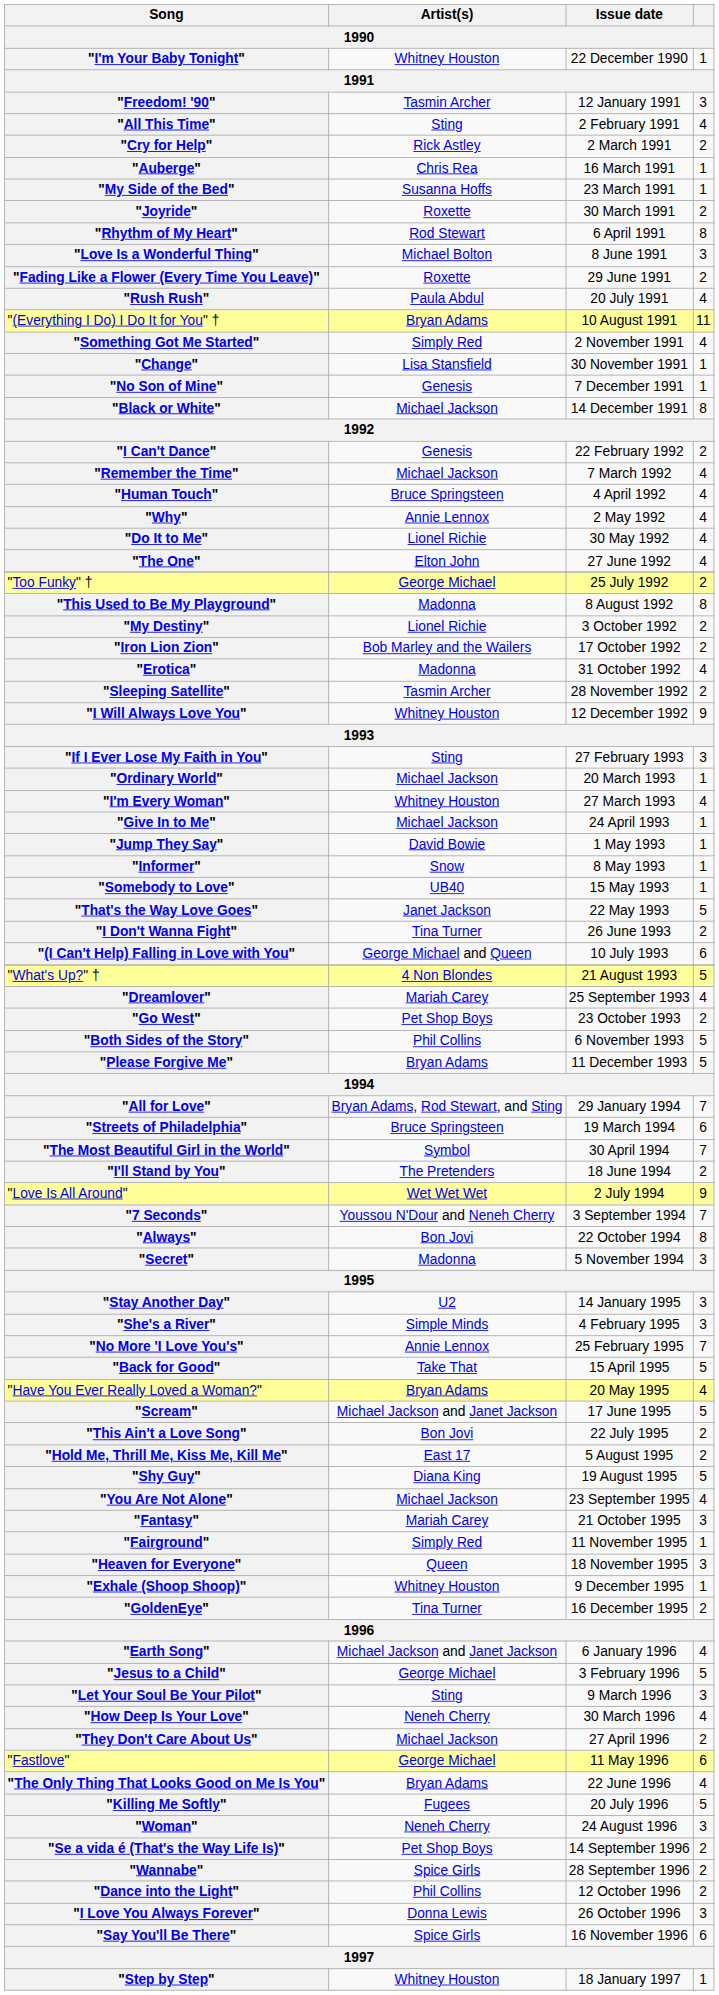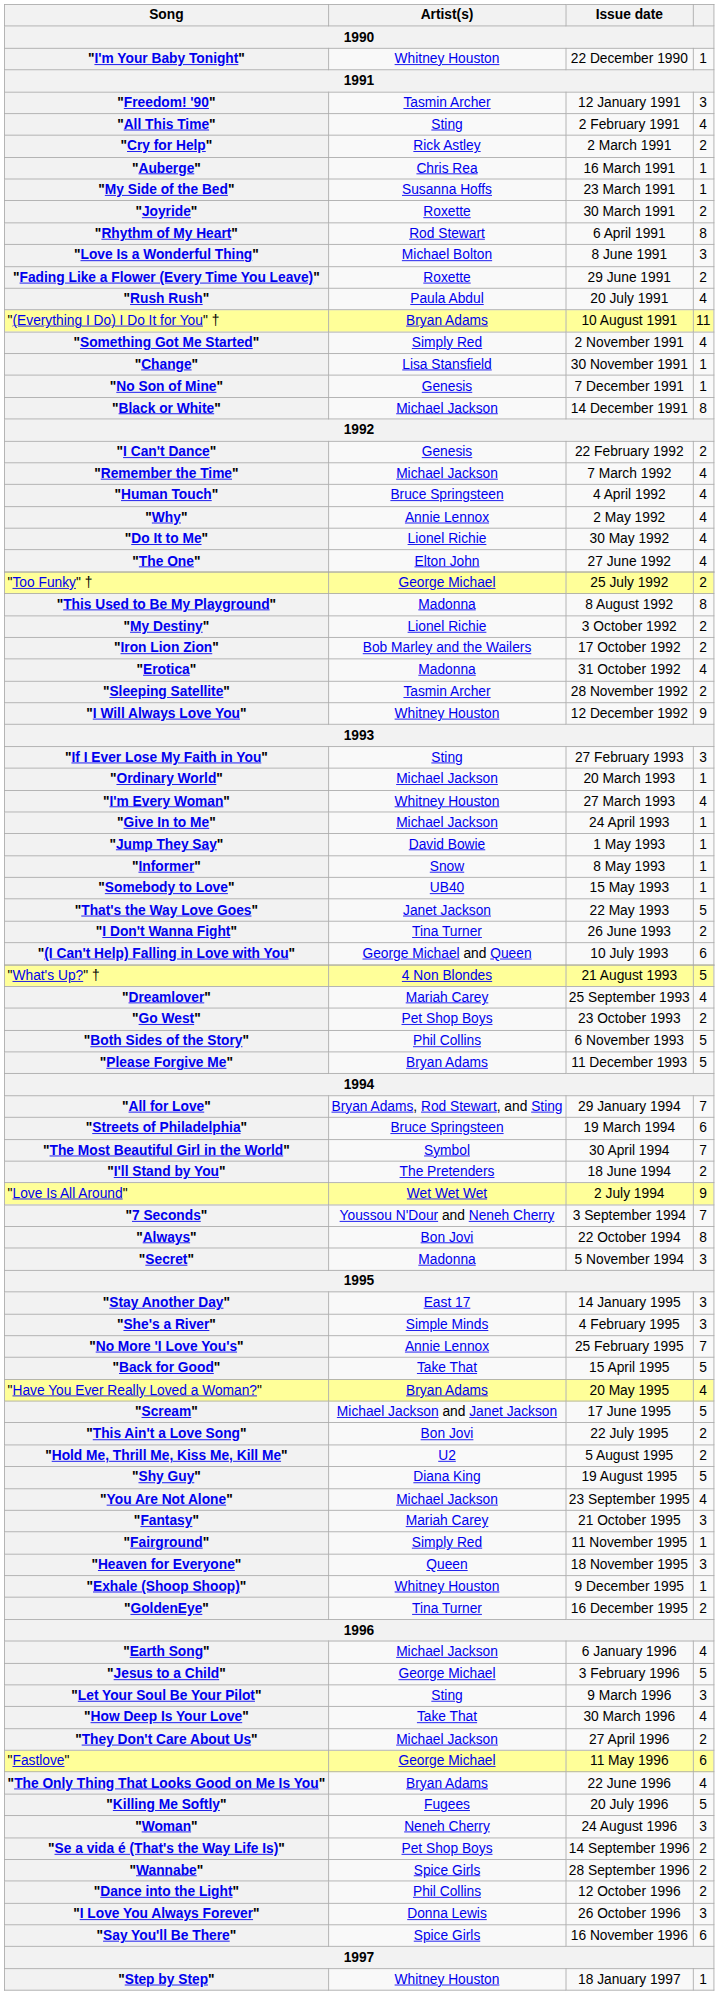(447, 1302) U2 -> (447, 1302) East 17
(447, 1455) East 17 -> (447, 1455) U2
(447, 1652) Michael Jackson and Janet Jackson -> (447, 1652) Michael Jackson
(447, 1717) Neneh Cherry -> (447, 1717) Take That
